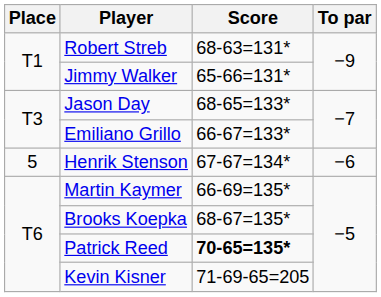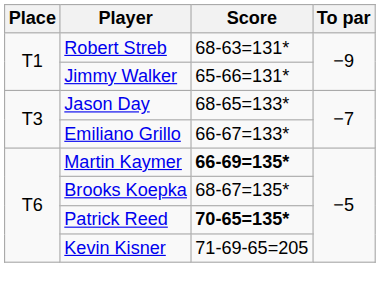- row: (126, 162)
(243, 190) normal -> (242, 162) bold
